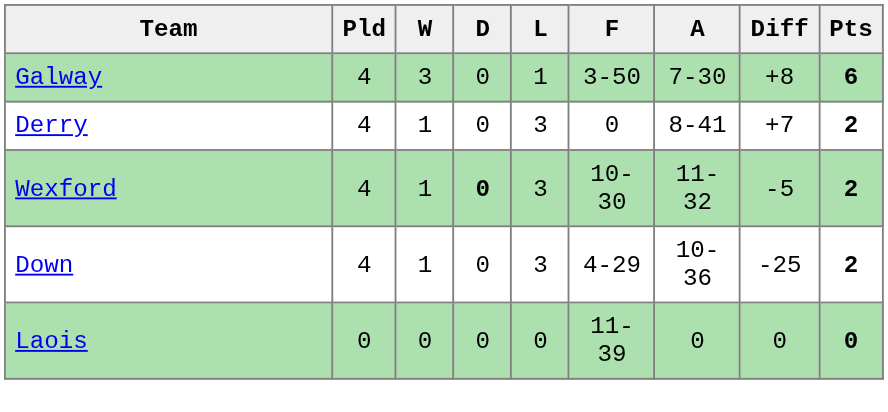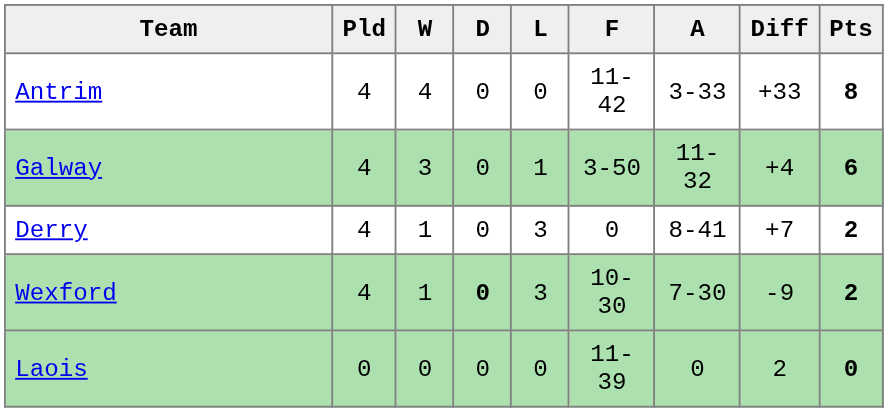+ row: (59, 91)
(698, 77) 7-30 -> (698, 168) 11-32
(780, 77) +8 -> (780, 168) +4
(698, 188) 11-32 -> (698, 292) 7-30
(780, 188) -5 -> (780, 292) -9
- row: (44, 264)
(780, 341) 0 -> (780, 369) 2
